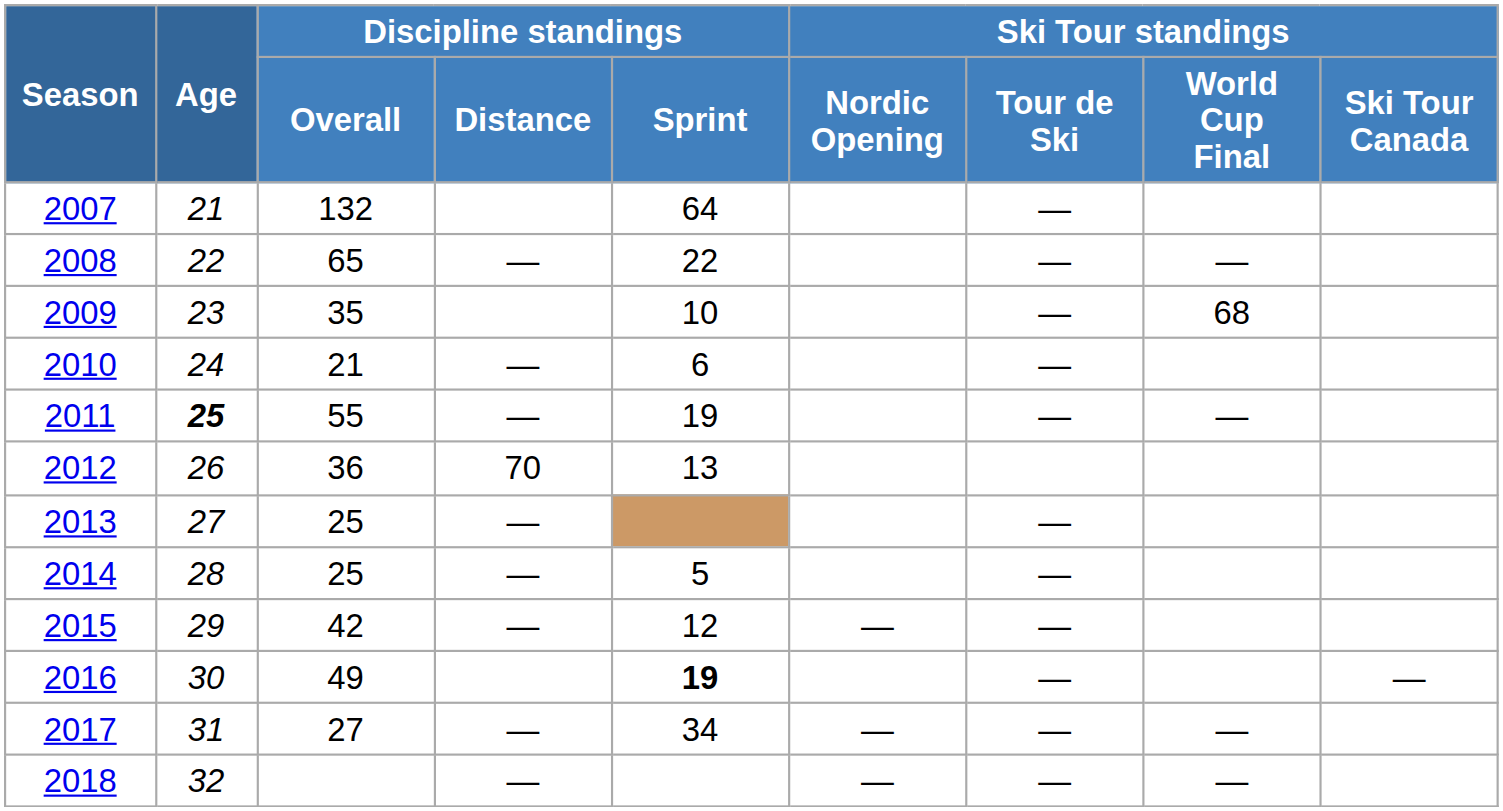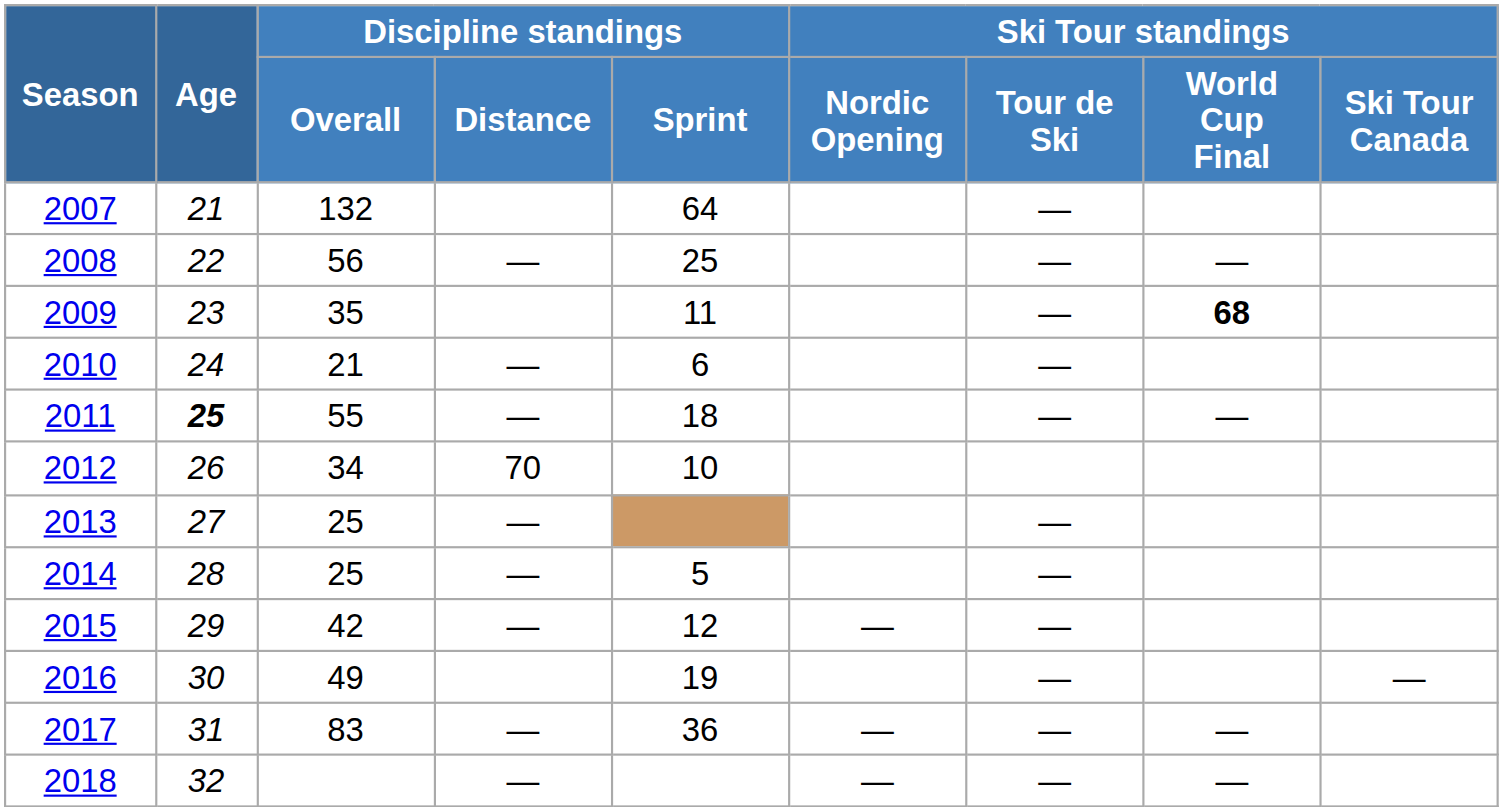(346, 261) 65 -> (346, 261) 56
(700, 261) 22 -> (700, 261) 25
(700, 313) 10 -> (700, 313) 11
(1232, 313) normal -> (1232, 313) bold
(700, 417) 19 -> (700, 417) 18
(346, 469) 36 -> (346, 469) 34
(700, 469) 13 -> (700, 469) 10
(700, 676) bold -> (700, 676) normal
(346, 728) 27 -> (346, 728) 83
(700, 728) 34 -> (700, 728) 36
